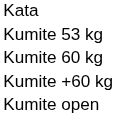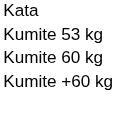- row: (51, 104)
